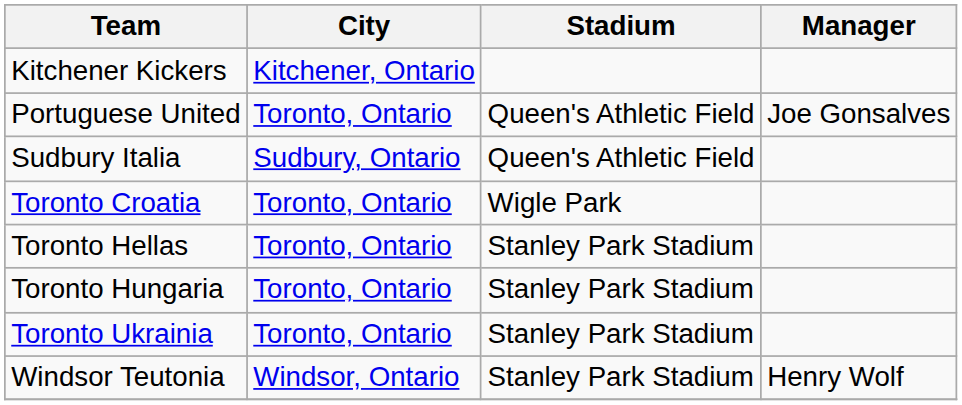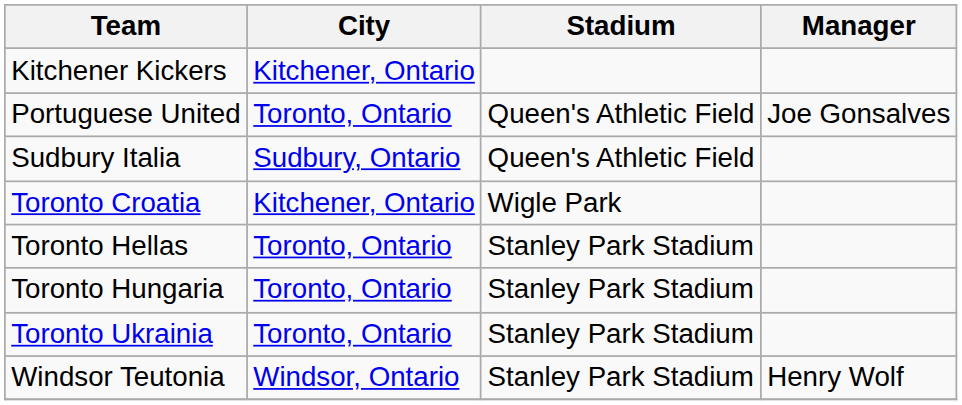(353, 202) Toronto, Ontario -> (364, 202) Kitchener, Ontario
